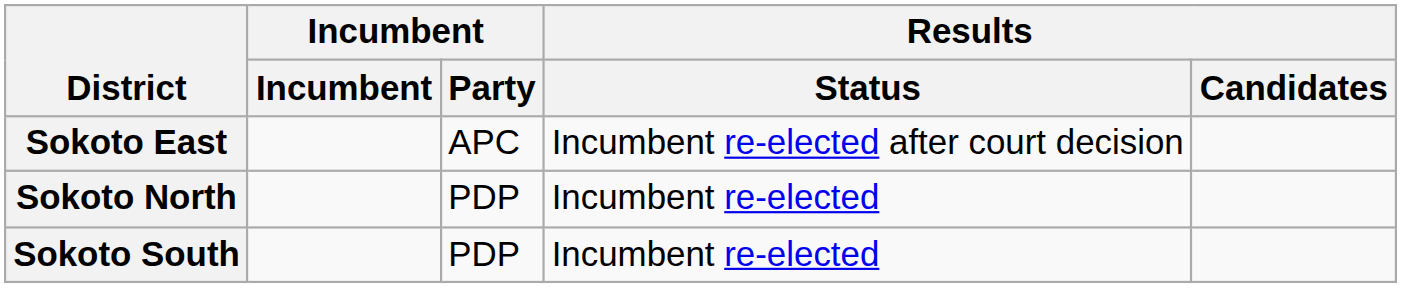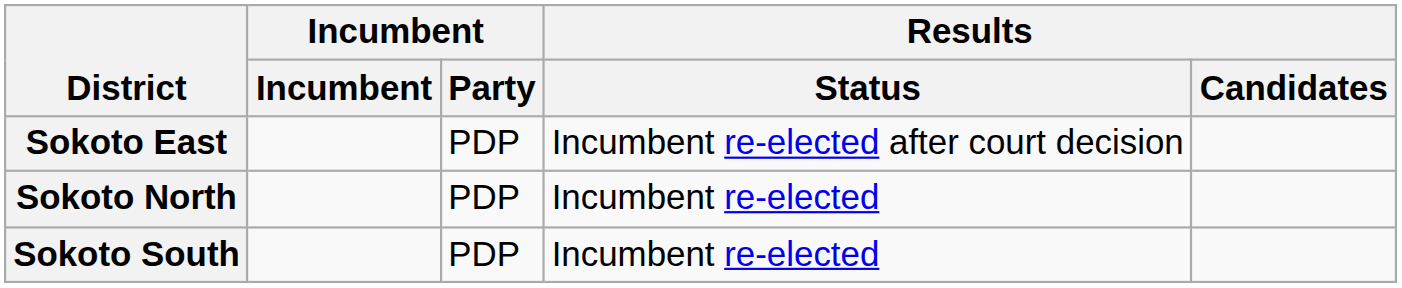(484, 142) APC -> (484, 142) PDP
